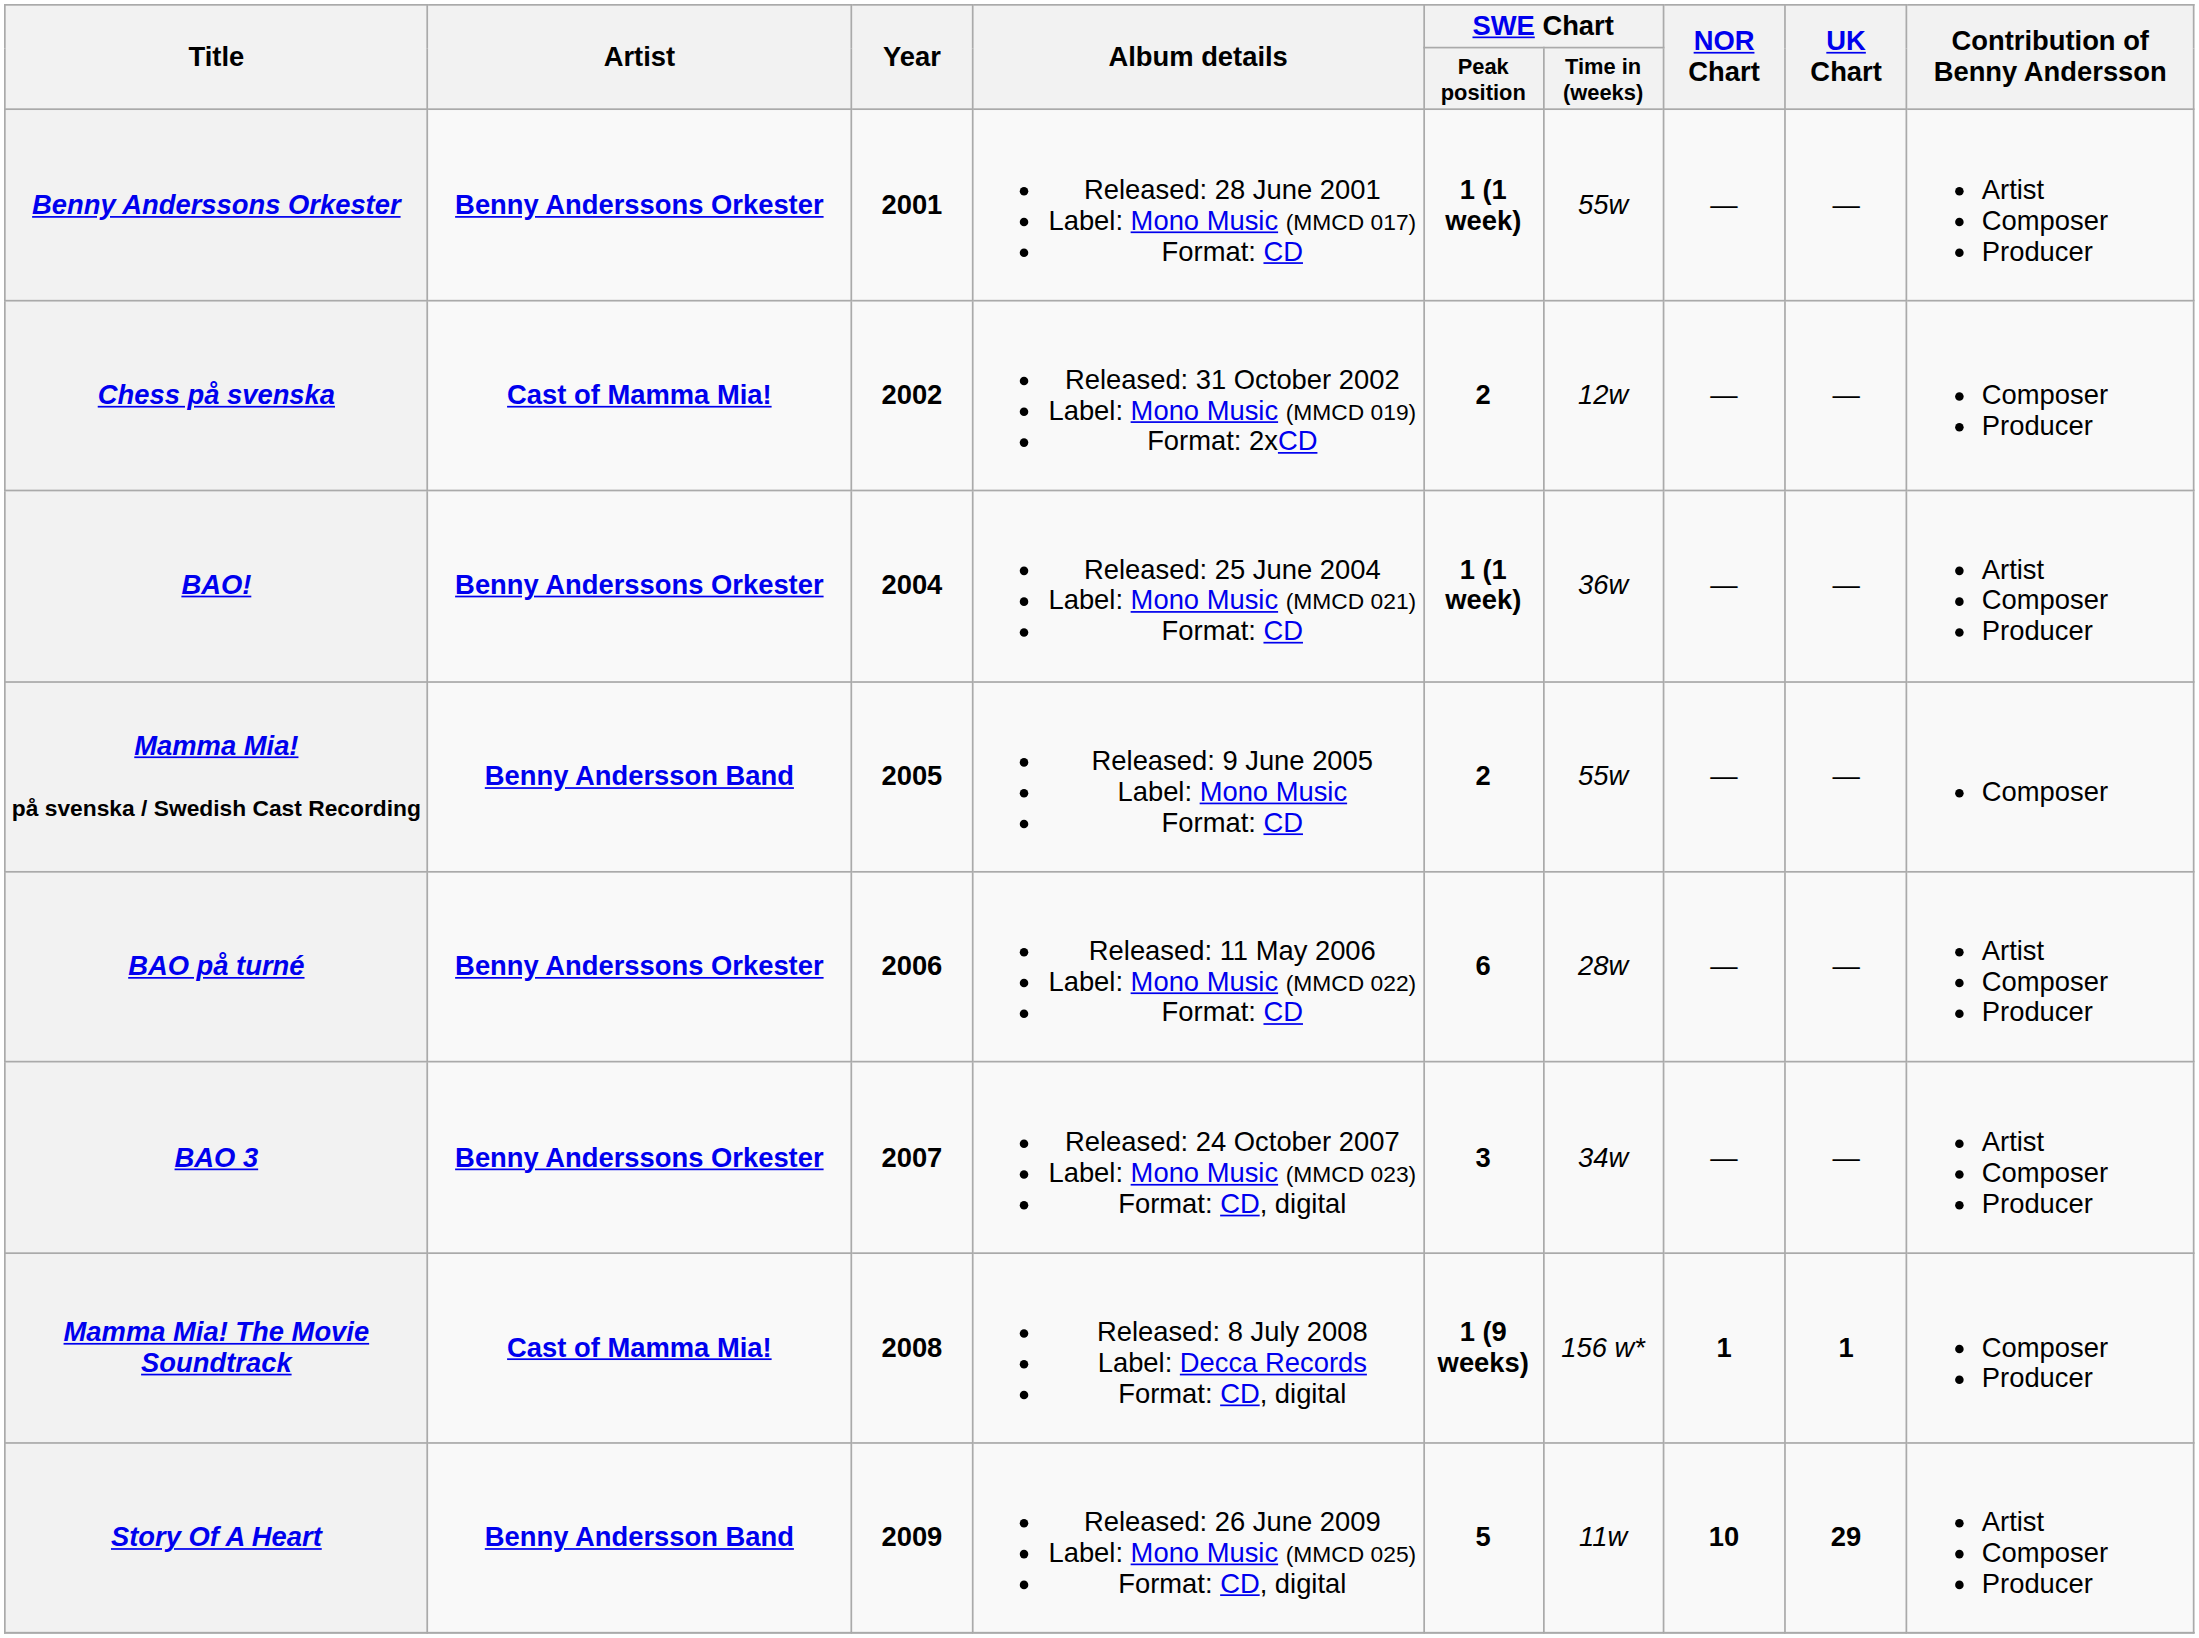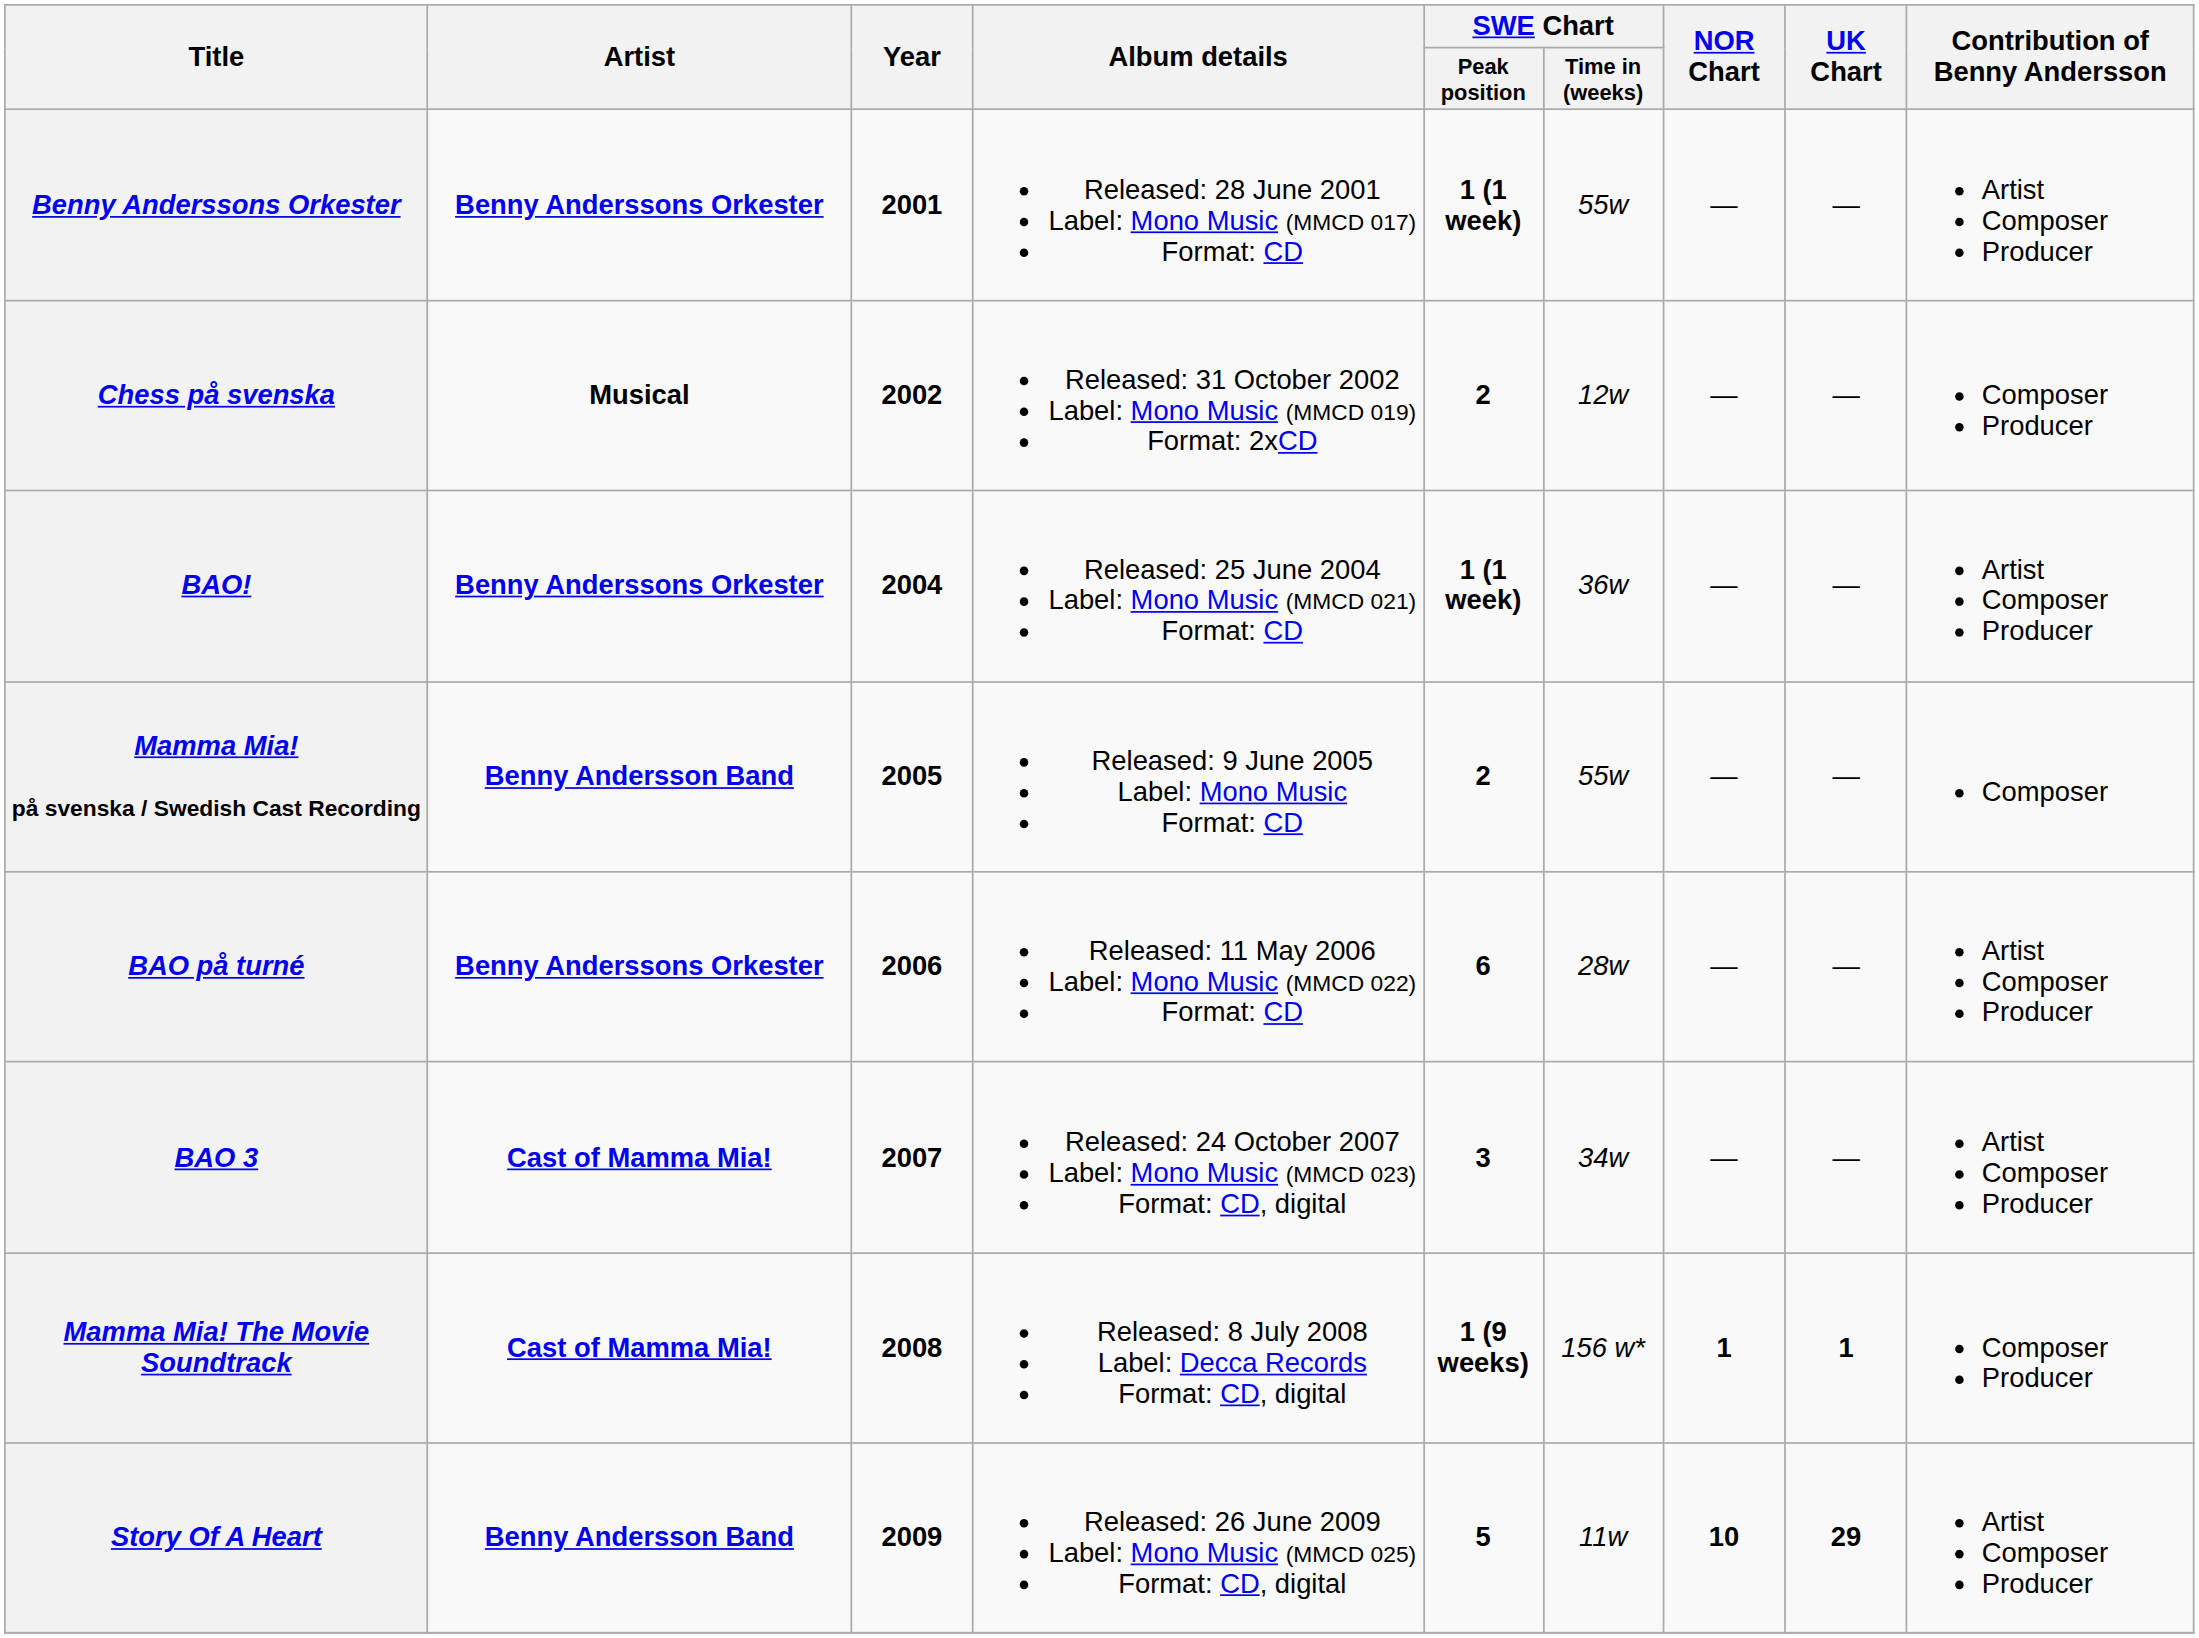(639, 395) Cast of Mamma Mia! -> (639, 395) Musical
(639, 1157) Benny Anderssons Orkester -> (639, 1157) Cast of Mamma Mia!
